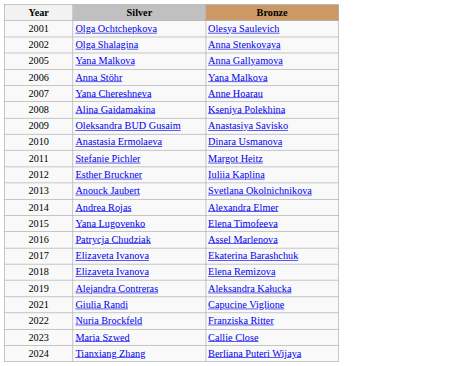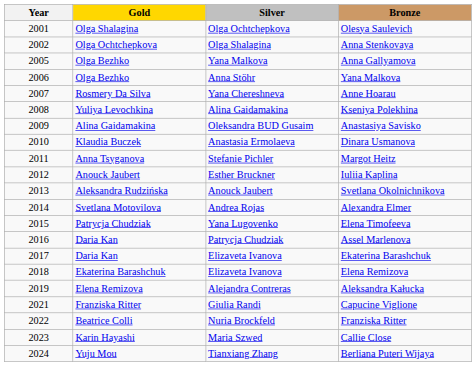+ column: (139, 12)
